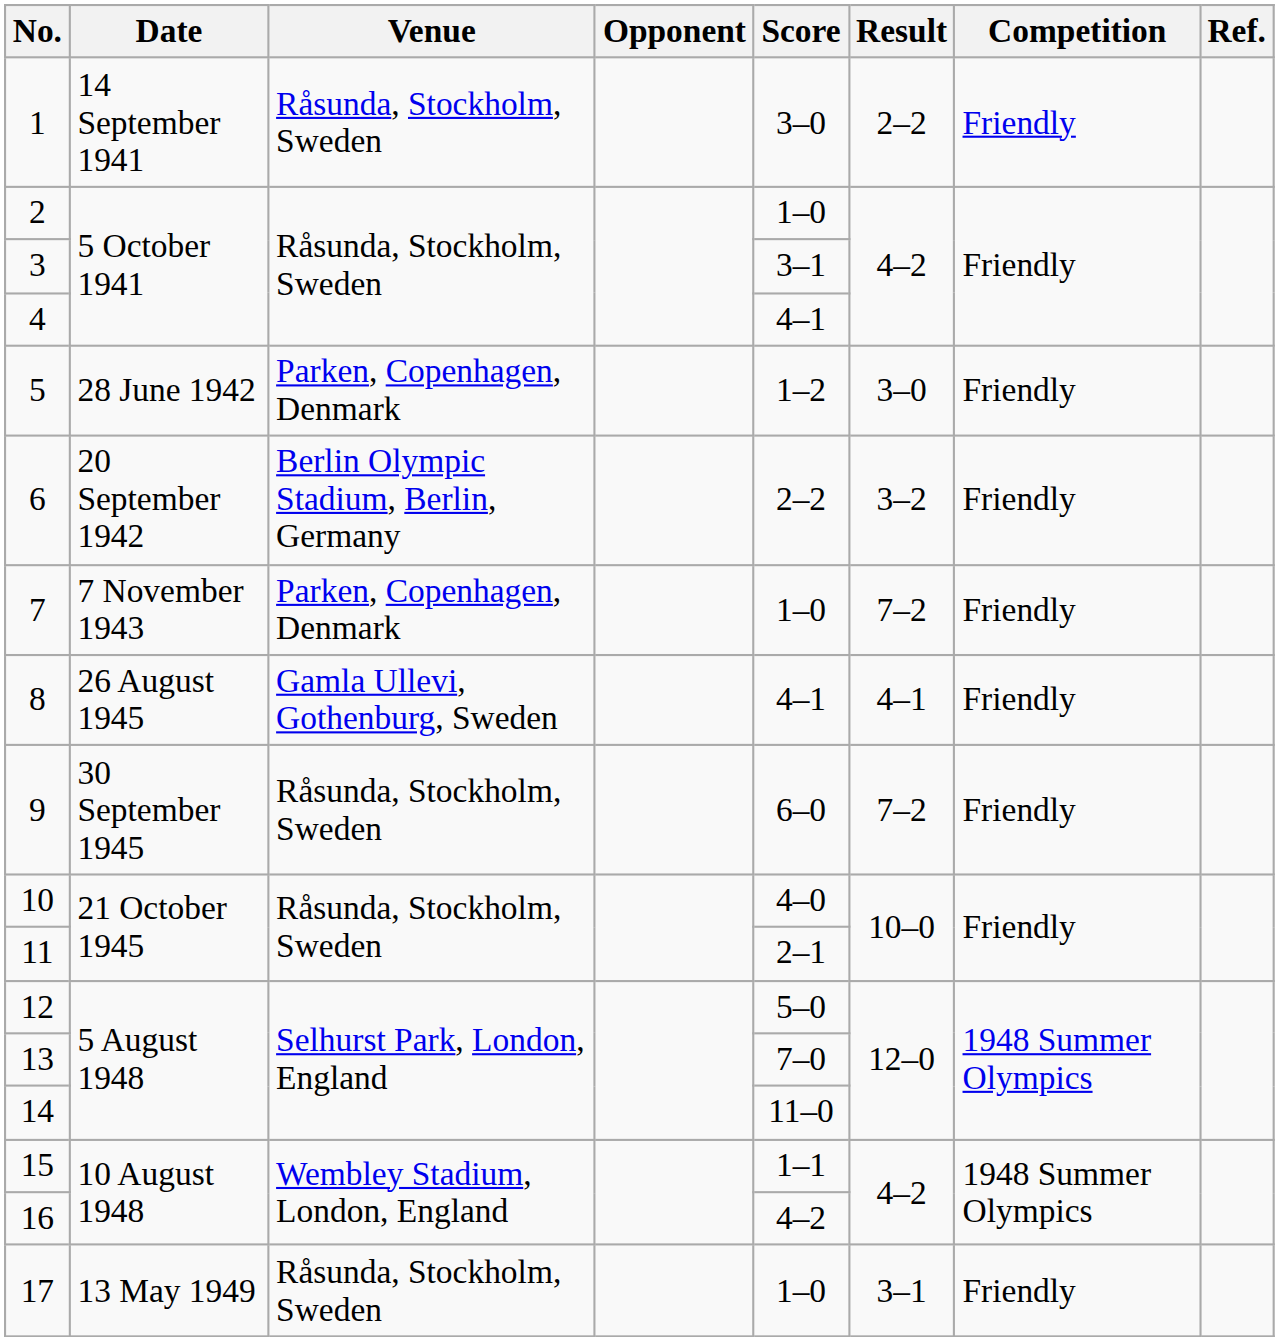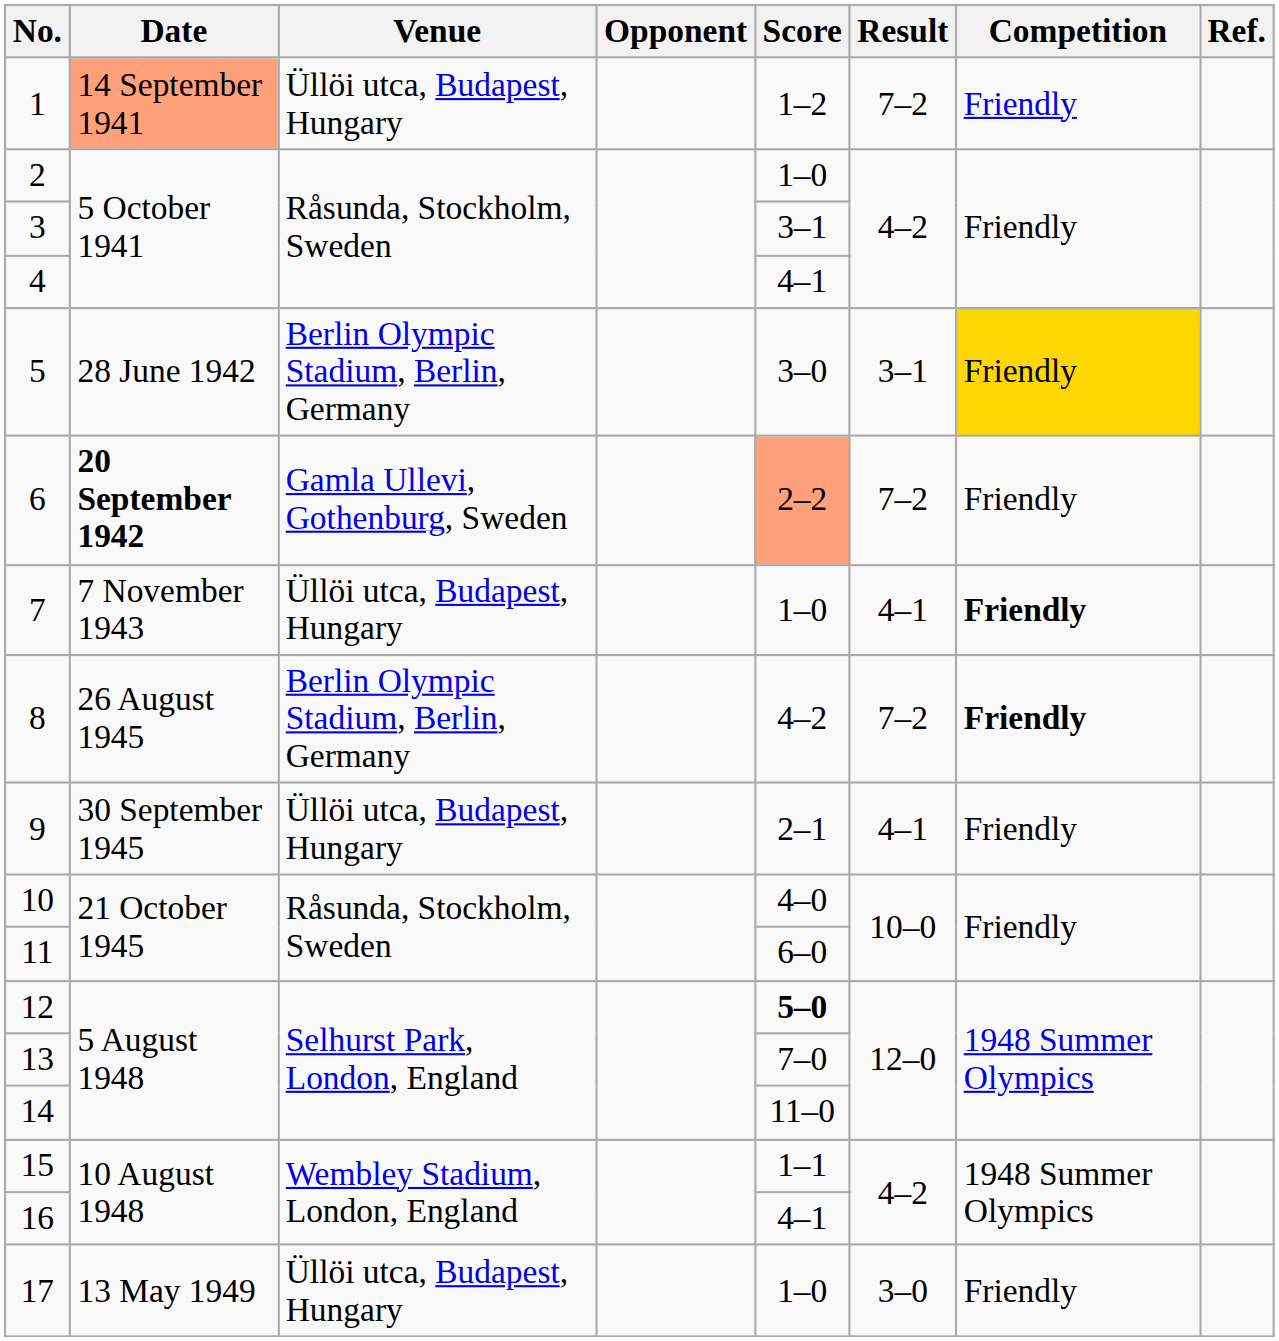(149, 121) no background -> (170, 102) lightsalmon background
(419, 121) Råsunda, Stockholm, Sweden -> (427, 102) Üllöi utca, Budapest, Hungary
(801, 121) 3–0 -> (802, 102) 1–2
(902, 121) 2–2 -> (903, 102) 7–2
(419, 390) Parken, Copenhagen, Denmark -> (396, 371) Berlin Olympic Stadium, Berlin, Germany
(801, 390) 1–2 -> (802, 371) 3–0
(902, 390) 3–0 -> (903, 371) 3–1
(1019, 390) no background -> (1020, 371) gold background
(149, 499) normal -> (154, 499) bold
(386, 499) Berlin Olympic Stadium, Berlin, Germany -> (427, 499) Gamla Ullevi, Gothenburg, Sweden
(801, 499) no background -> (802, 499) lightsalmon background
(902, 499) 3–2 -> (903, 499) 7–2
(419, 609) Parken, Copenhagen, Denmark -> (427, 609) Üllöi utca, Budapest, Hungary
(902, 609) 7–2 -> (903, 609) 4–1
(1019, 609) normal -> (1025, 609) bold
(417, 699) Gamla Ullevi, Gothenburg, Sweden -> (396, 718) Berlin Olympic Stadium, Berlin, Germany
(801, 699) 4–1 -> (802, 718) 4–2
(902, 699) 4–1 -> (903, 718) 7–2
(1019, 699) normal -> (1025, 718) bold
(419, 809) Råsunda, Stockholm, Sweden -> (427, 828) Üllöi utca, Budapest, Hungary
(801, 809) 6–0 -> (802, 828) 2–1
(902, 809) 7–2 -> (903, 828) 4–1
(801, 952) 2–1 -> (802, 952) 6–0
(801, 1006) normal -> (802, 1006) bold
(801, 1218) 4–2 -> (802, 1218) 4–1
(419, 1289) Råsunda, Stockholm, Sweden -> (427, 1289) Üllöi utca, Budapest, Hungary
(902, 1289) 3–1 -> (903, 1289) 3–0
